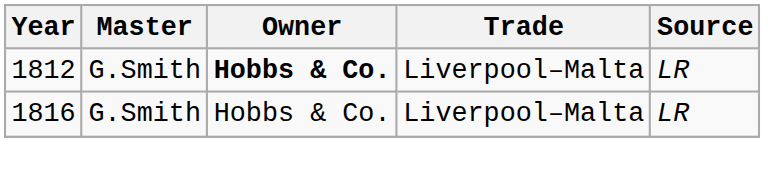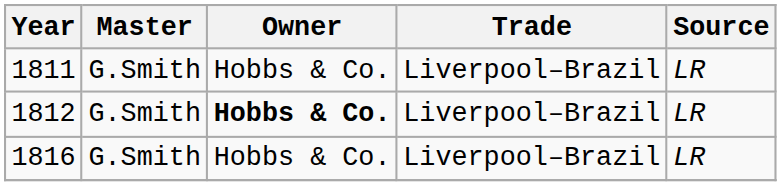+ row: (44, 70)
(524, 70) Liverpool–Malta -> (532, 114) Liverpool–Brazil
(524, 114) Liverpool–Malta -> (532, 158) Liverpool–Brazil
